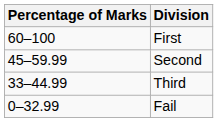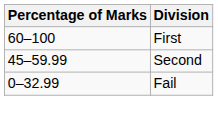- row: (170, 83)
